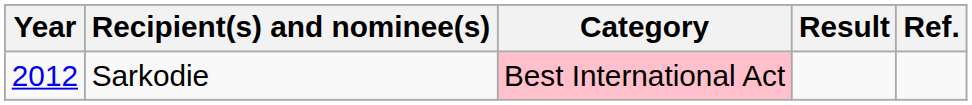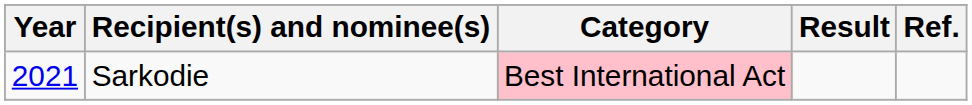(45, 75) 2012 -> (45, 75) 2021
